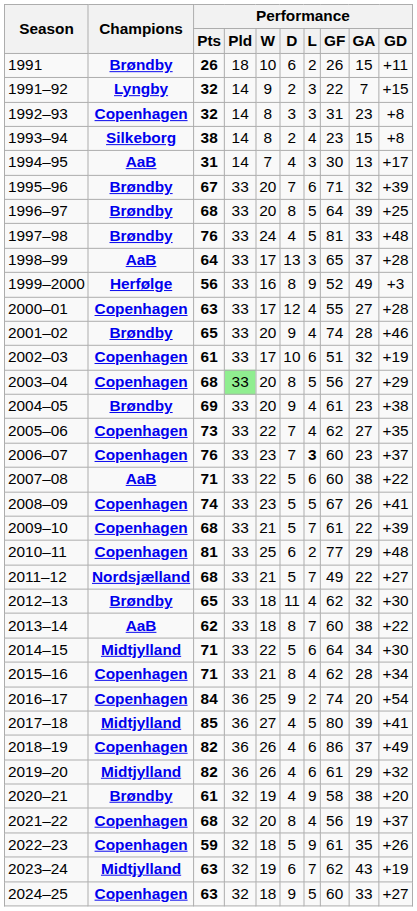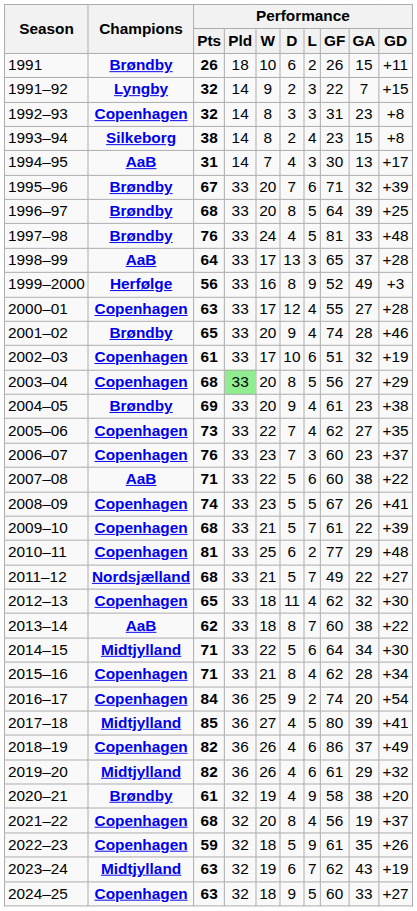(312, 455) bold -> (312, 455) normal
(141, 601) Brøndby -> (141, 601) Copenhagen
